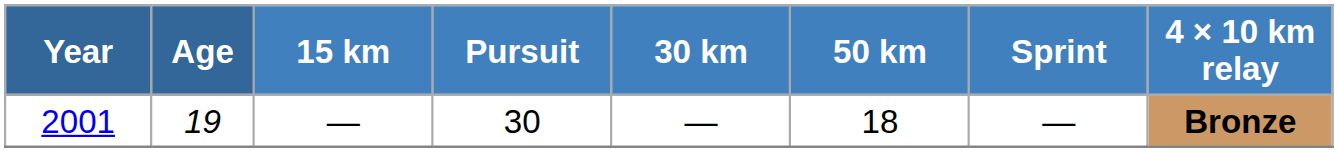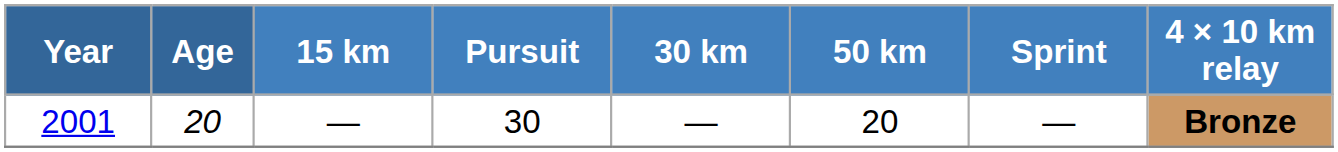(203, 121) 19 -> (203, 121) 20
(880, 121) 18 -> (880, 121) 20
